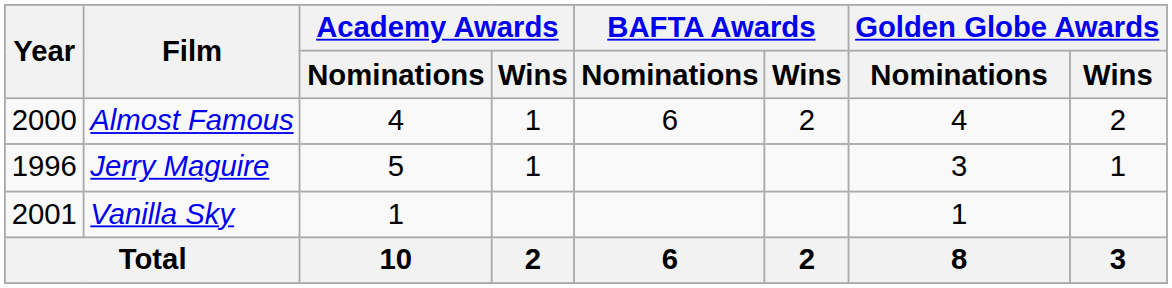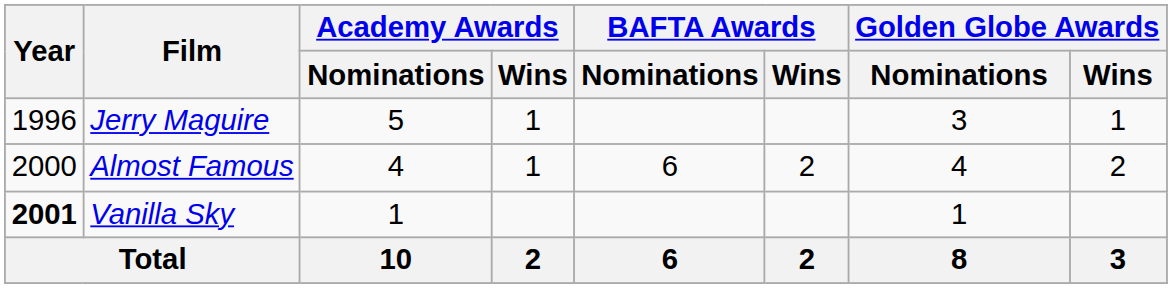rows swapped: (180, 167) <-> (192, 120)
(44, 213) normal -> (44, 213) bold
